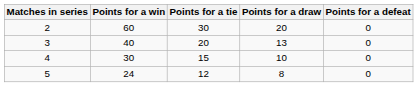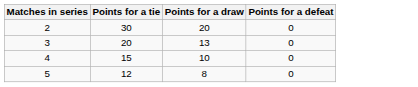- column: (129, 12)
